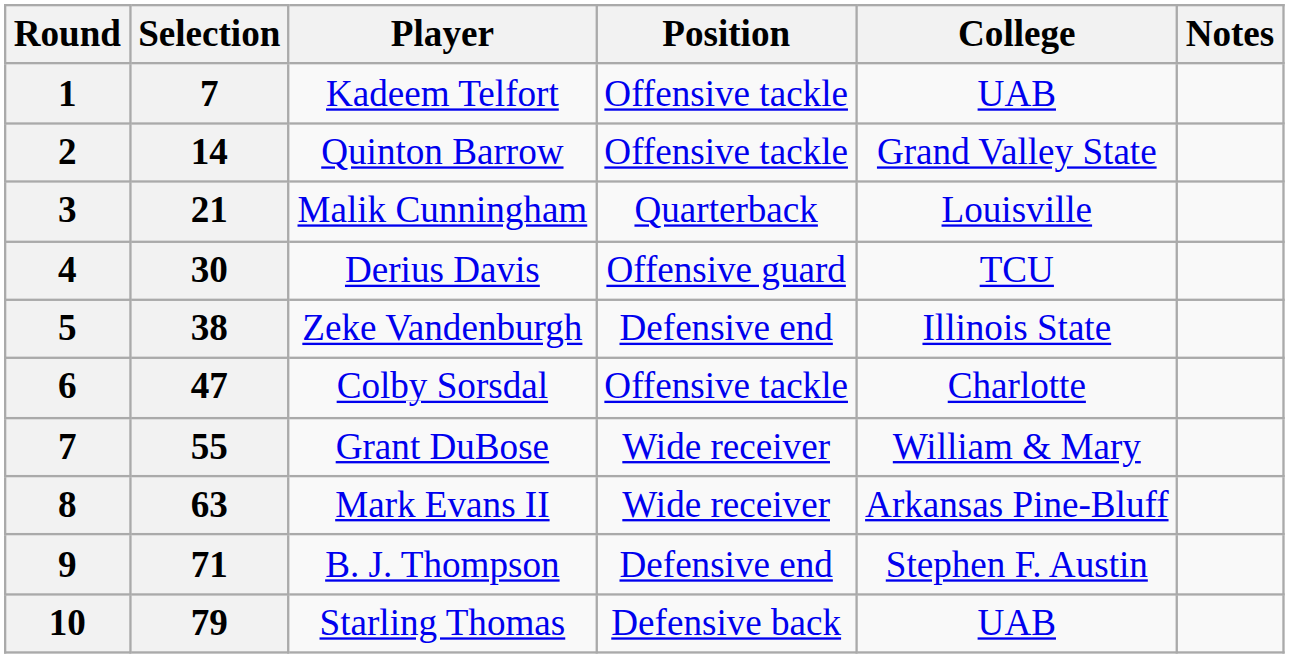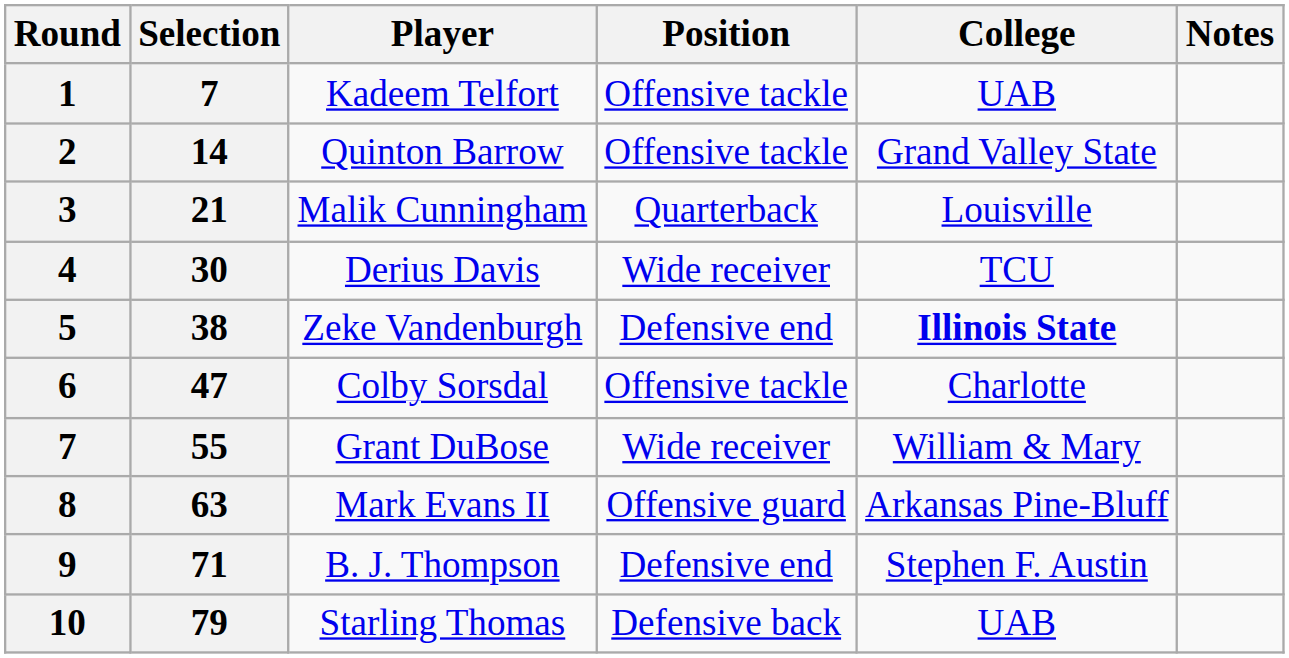(726, 269) Offensive guard -> (726, 269) Wide receiver
(1017, 328) normal -> (1017, 328) bold
(726, 504) Wide receiver -> (726, 504) Offensive guard
